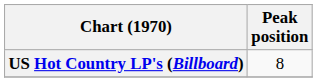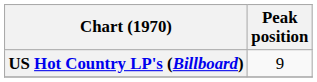(280, 63) 8 -> (280, 63) 9
